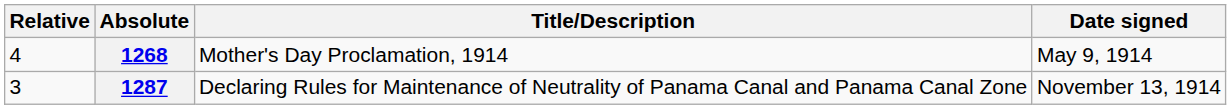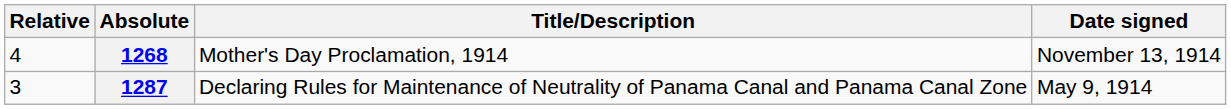(1095, 54) May 9, 1914 -> (1129, 54) November 13, 1914
(1129, 87) November 13, 1914 -> (1095, 87) May 9, 1914
